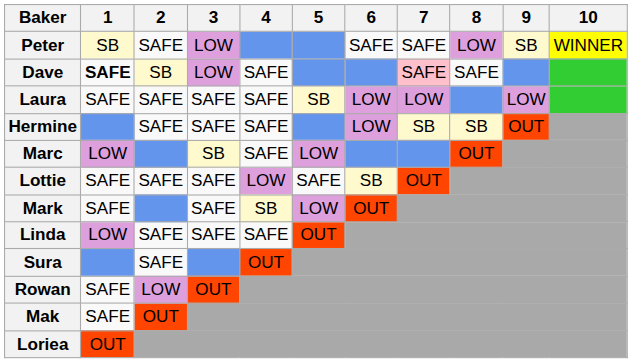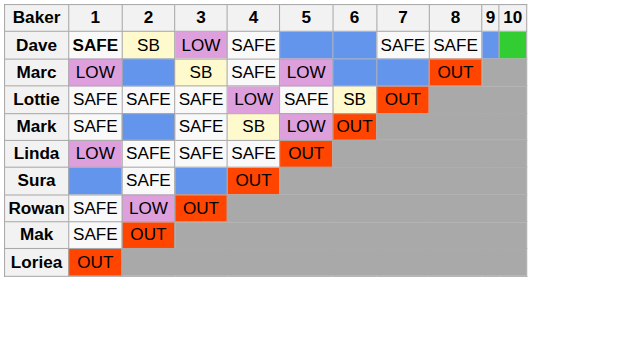- row: (43, 45)
(424, 72) pink background -> (403, 45) no background
- row: (43, 99)
- row: (43, 126)
